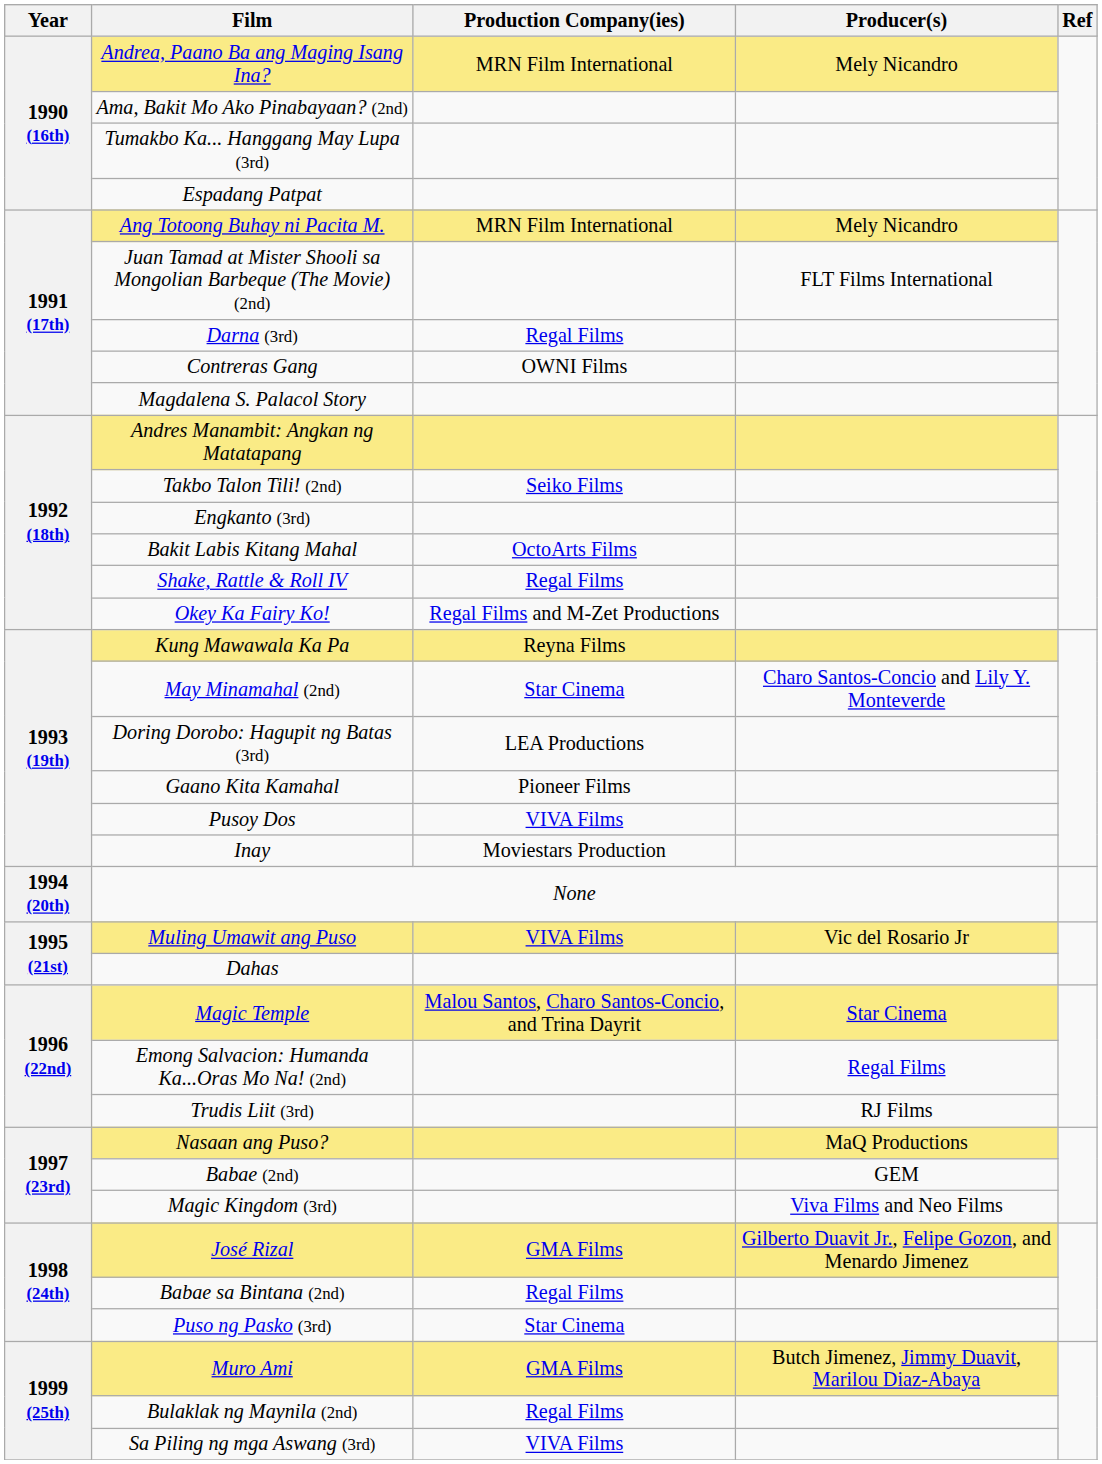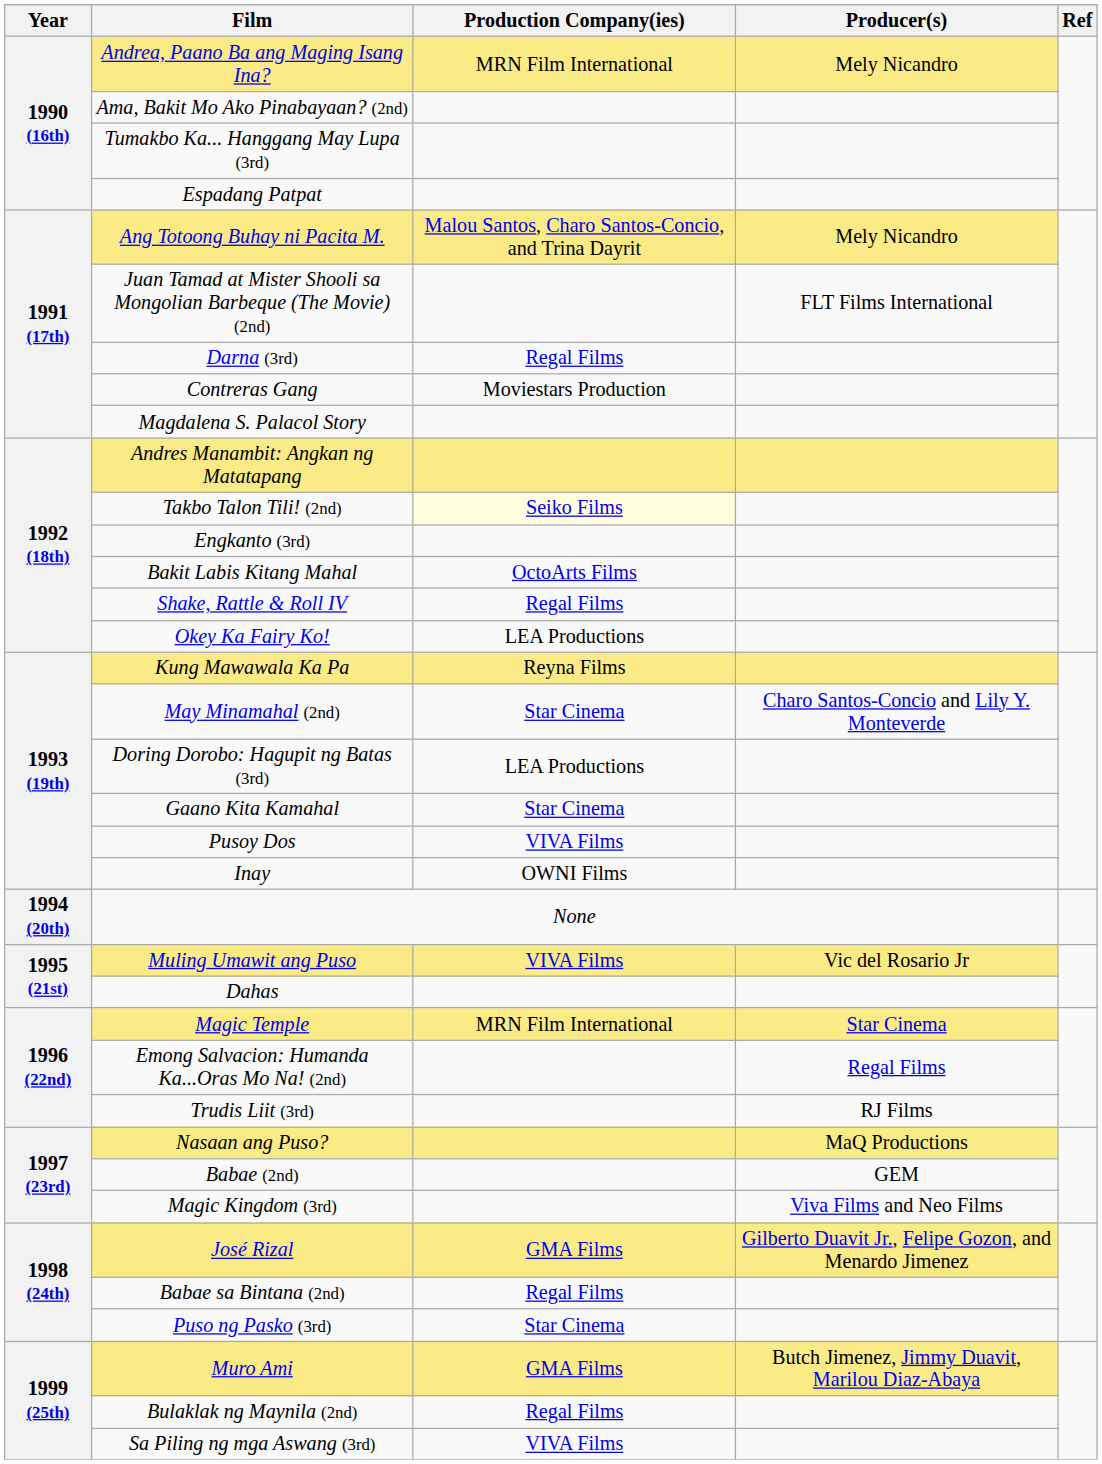(574, 225) MRN Film International -> (574, 237) Malou Santos, Charo Santos-Concio, and Trina Dayrit
(574, 366) OWNI Films -> (574, 389) Moviestars Production
(574, 485) no background -> (574, 508) lightyellow background
(574, 613) Regal Films and M-Zet Productions -> (574, 636) LEA Productions
(574, 786) Pioneer Films -> (574, 809) Star Cinema
(574, 850) Moviestars Production -> (574, 873) OWNI Films
(574, 1012) Malou Santos, Charo Santos-Concio, and Trina Dayrit -> (574, 1023) MRN Film International
